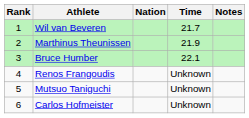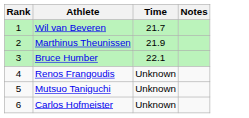- column: (150, 12)
